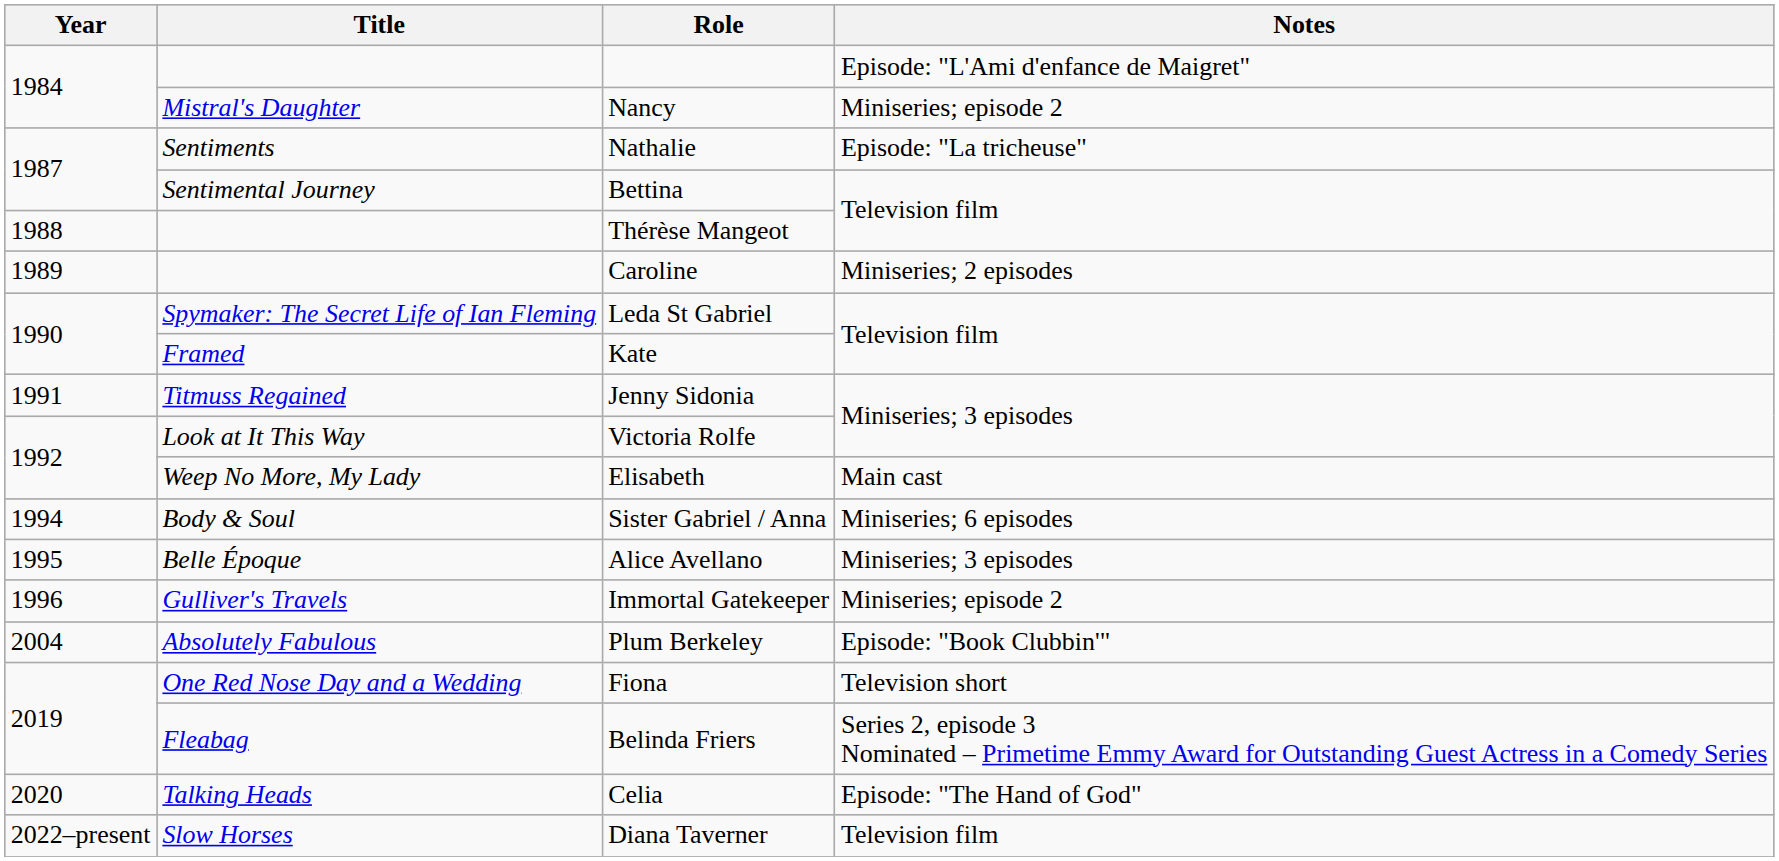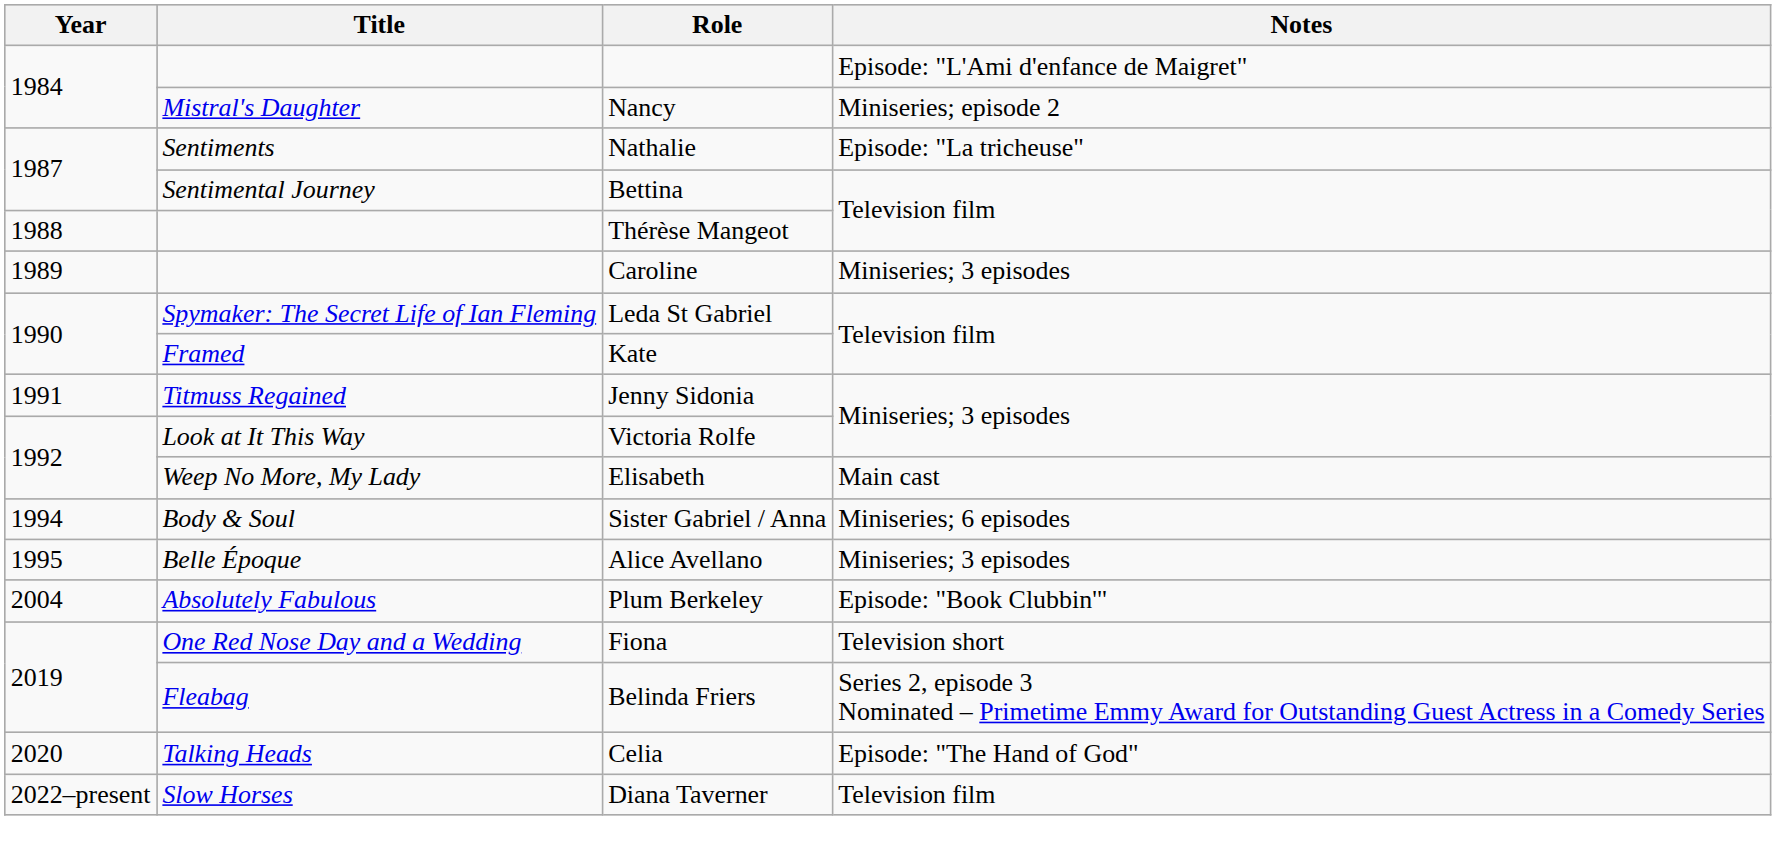(957, 271) Miniseries; 2 episodes -> (954, 271) Miniseries; 3 episodes
- row: (719, 600)
